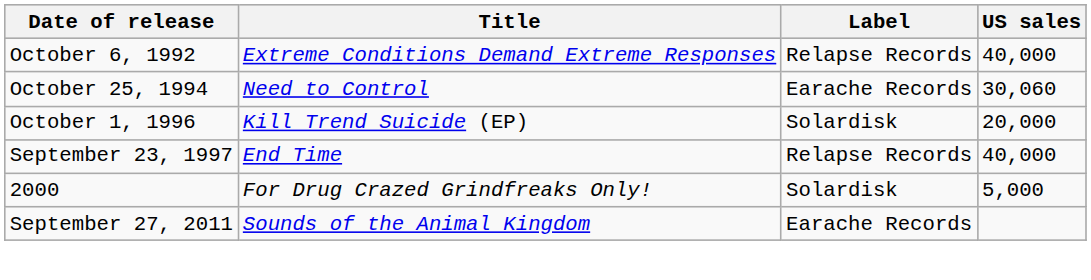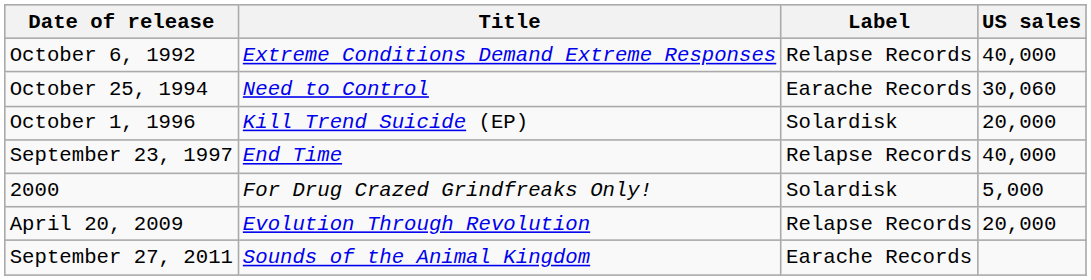+ row: (97, 224)
